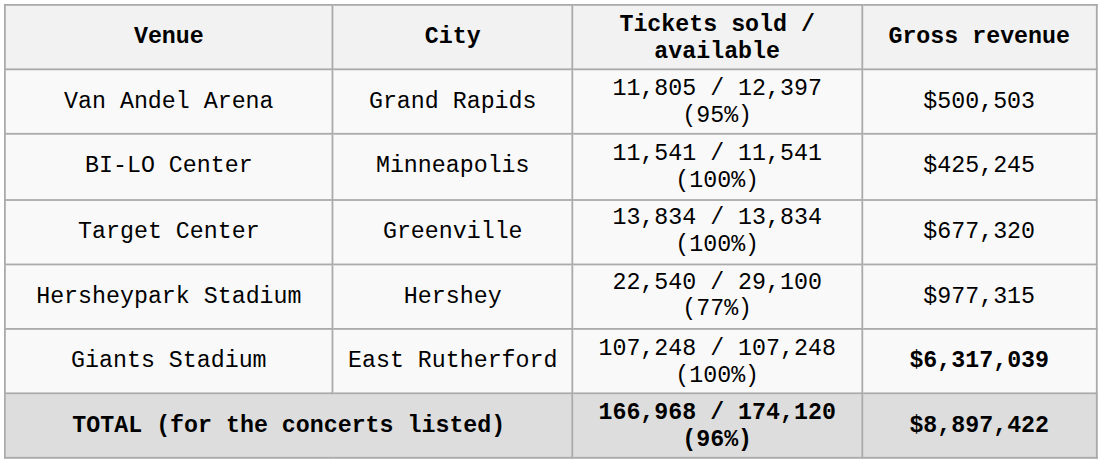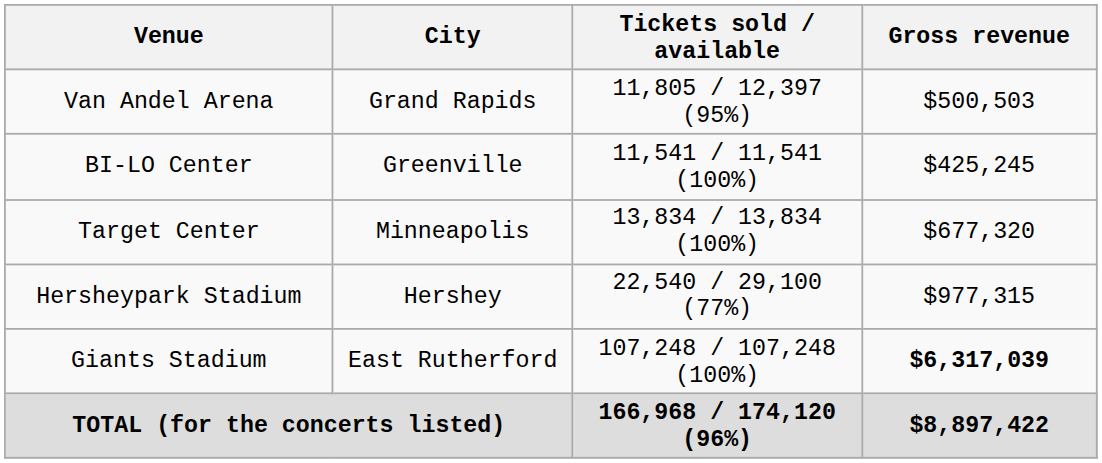(453, 167) Minneapolis -> (453, 167) Greenville
(453, 232) Greenville -> (453, 232) Minneapolis
